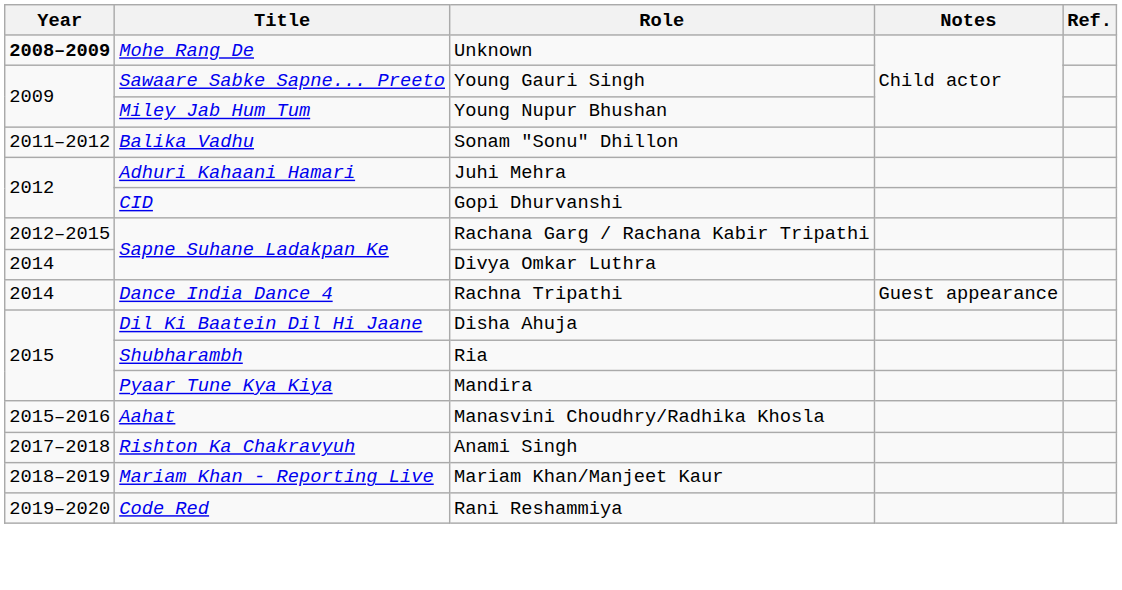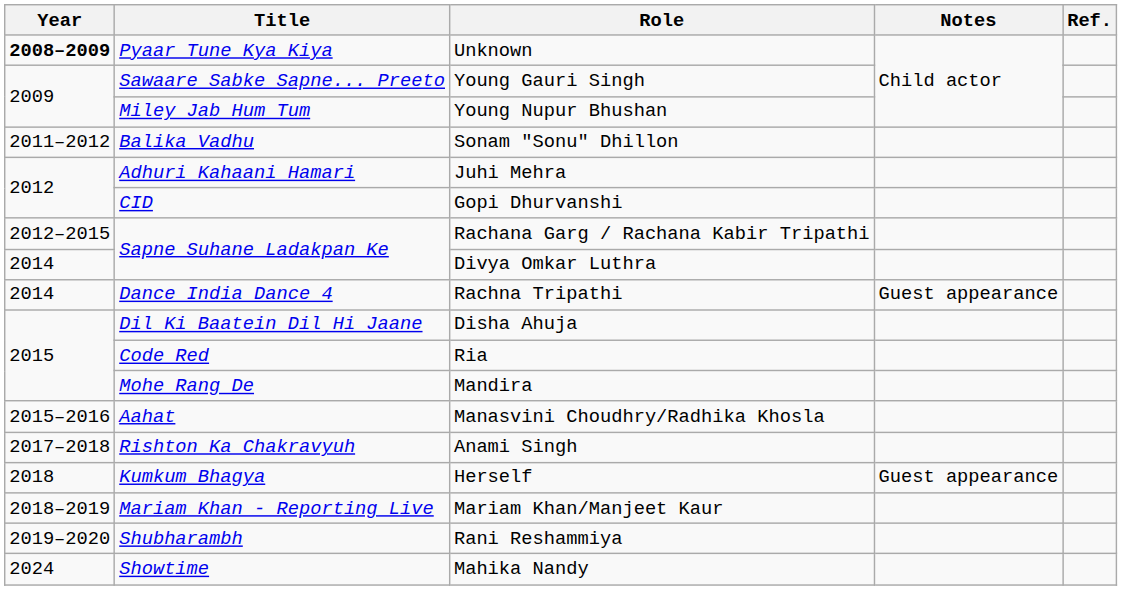(187, 50) Mohe Rang De -> (226, 50) Pyaar Tune Kya Kiya
(181, 356) Shubharambh -> (164, 356) Code Red
(226, 386) Pyaar Tune Kya Kiya -> (187, 386) Mohe Rang De
+ row: (493, 478)
(164, 508) Code Red -> (181, 539) Shubharambh
+ row: (521, 569)
